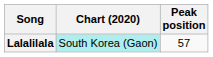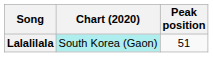(184, 43) 57 -> (184, 43) 51
